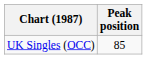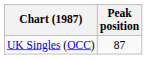(120, 44) 85 -> (120, 44) 87
